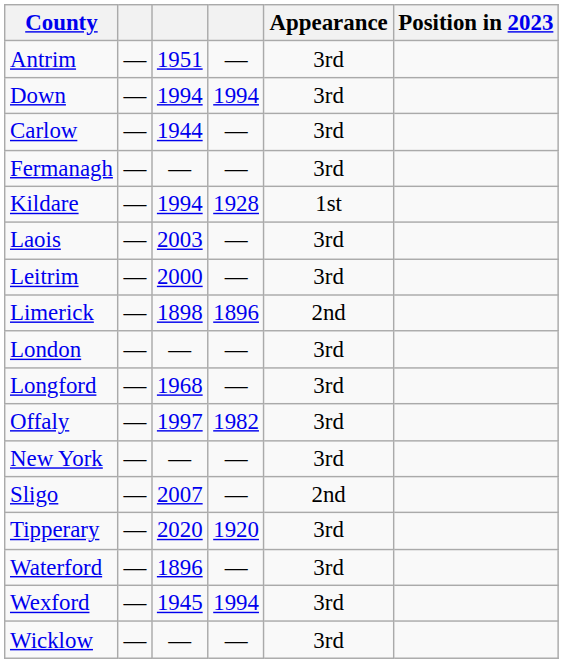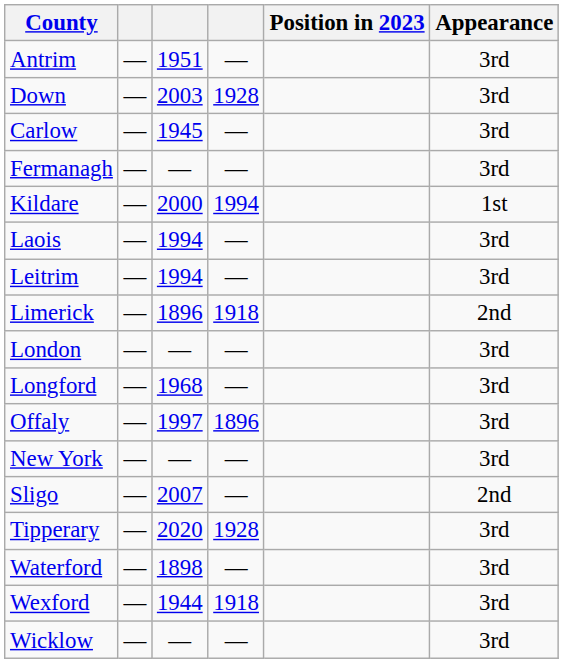columns swapped: (476, 22) <-> (329, 22)
(180, 95) 1994 -> (180, 95) 2003
(236, 95) 1994 -> (236, 95) 1928
(180, 131) 1944 -> (180, 131) 1945
(180, 204) 1994 -> (180, 204) 2000
(236, 204) 1928 -> (236, 204) 1994
(180, 240) 2003 -> (180, 240) 1994
(180, 276) 2000 -> (180, 276) 1994
(180, 312) 1898 -> (180, 312) 1896
(236, 312) 1896 -> (236, 312) 1918
(236, 421) 1982 -> (236, 421) 1896
(236, 530) 1920 -> (236, 530) 1928
(180, 566) 1896 -> (180, 566) 1898
(180, 603) 1945 -> (180, 603) 1944
(236, 603) 1994 -> (236, 603) 1918
